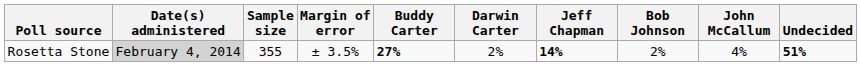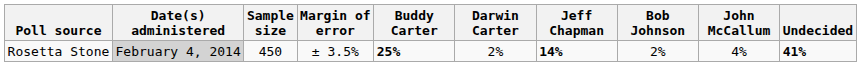(270, 51) 355 -> (270, 51) 450
(388, 51) 27% -> (388, 51) 25%
(794, 51) 51% -> (794, 51) 41%
